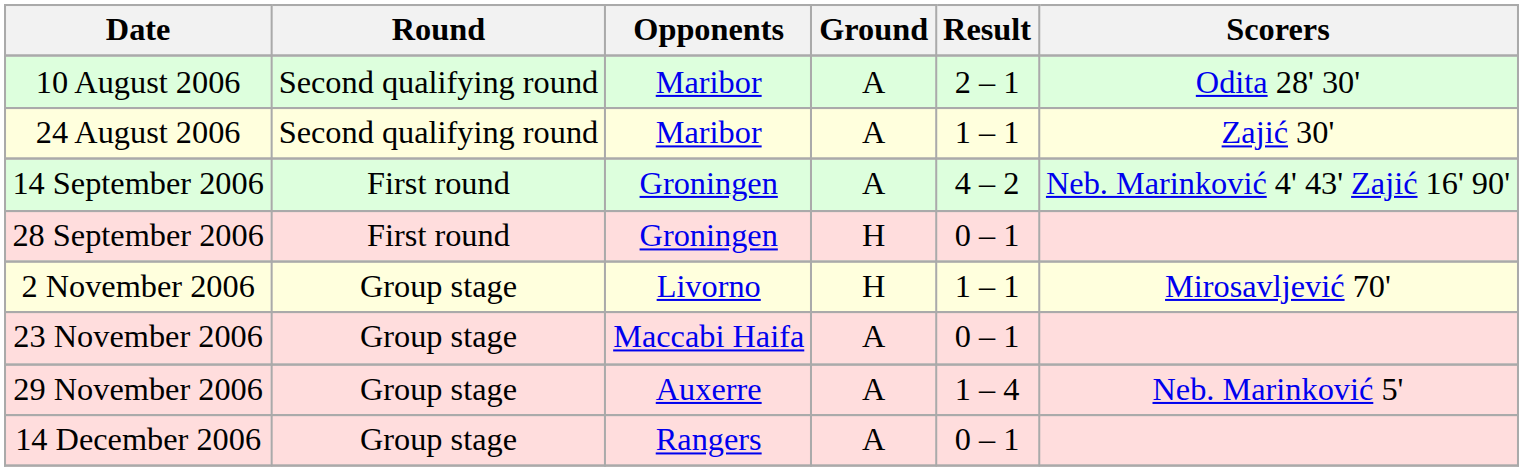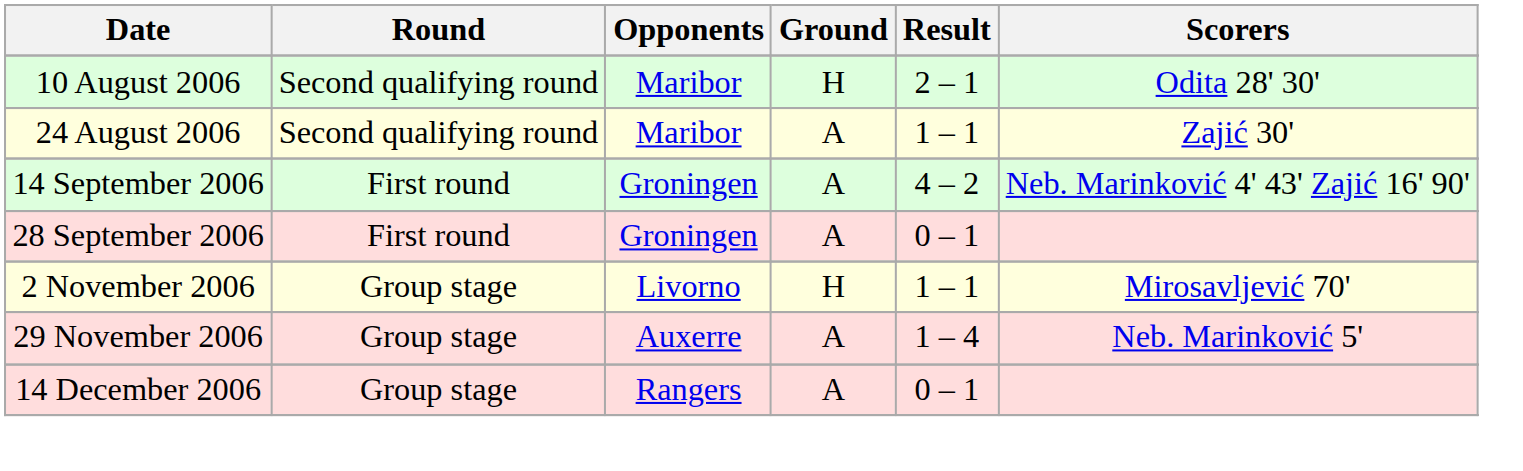(874, 81) A -> (833, 81) H
(874, 235) H -> (833, 235) A
- row: (138, 337)
